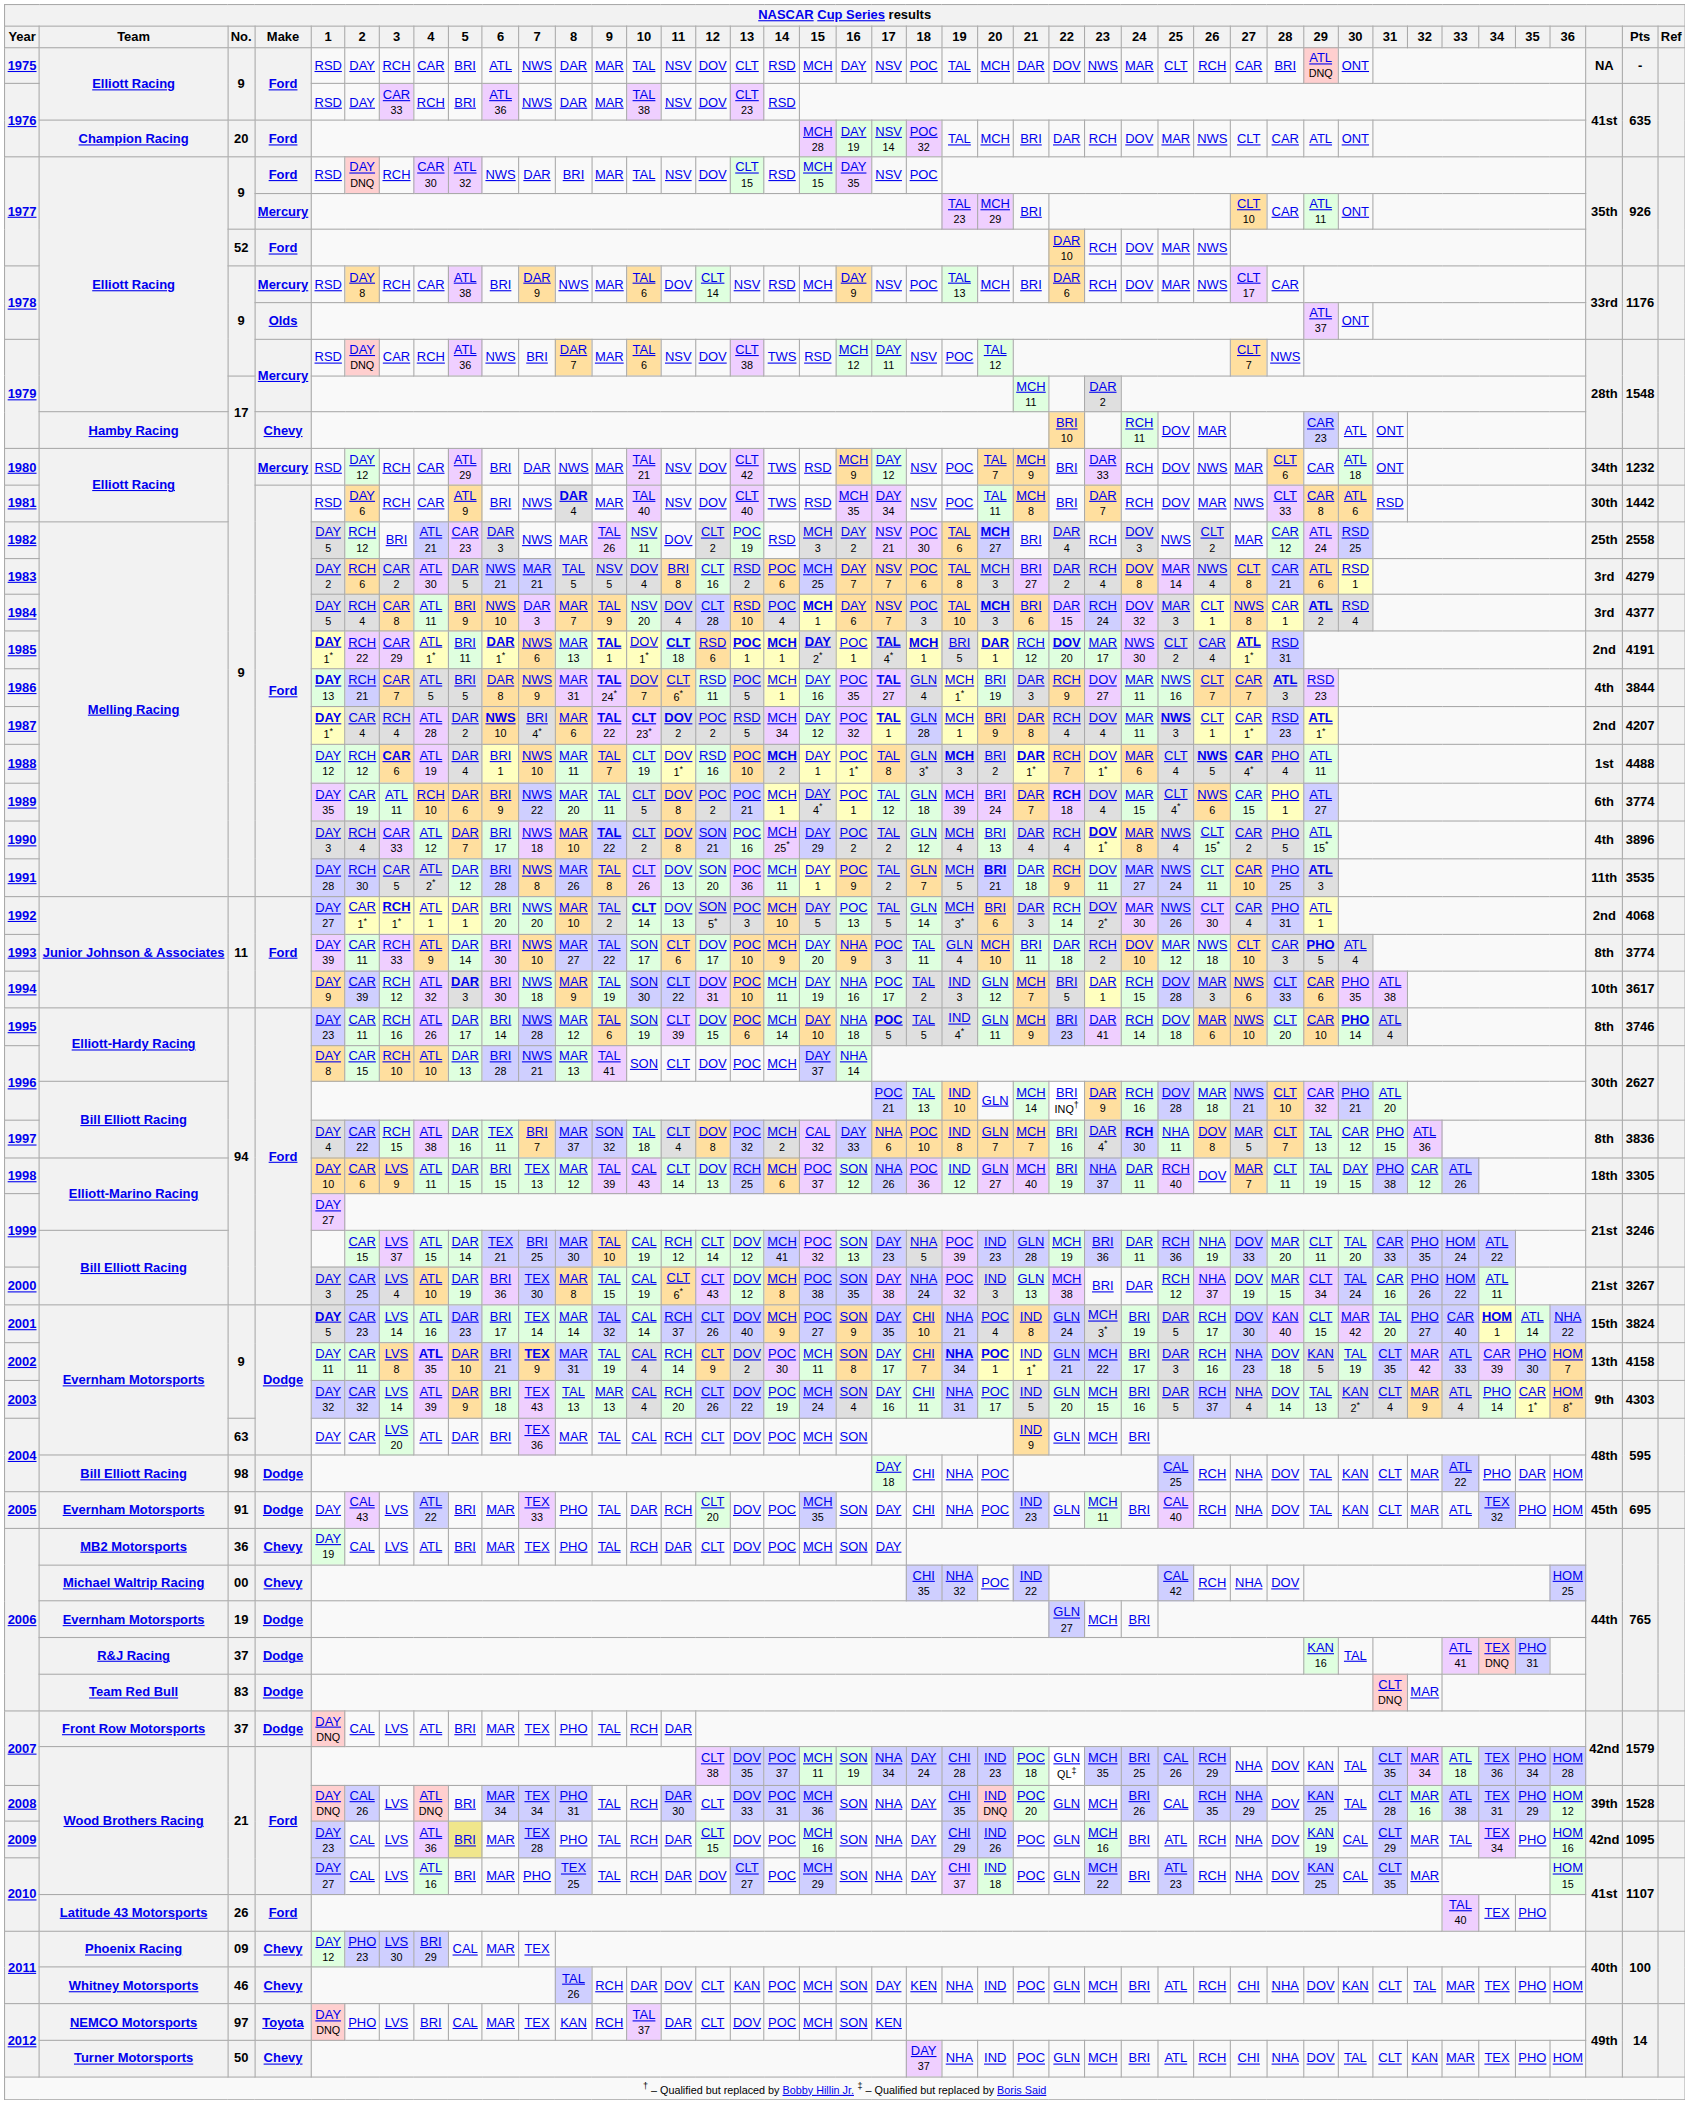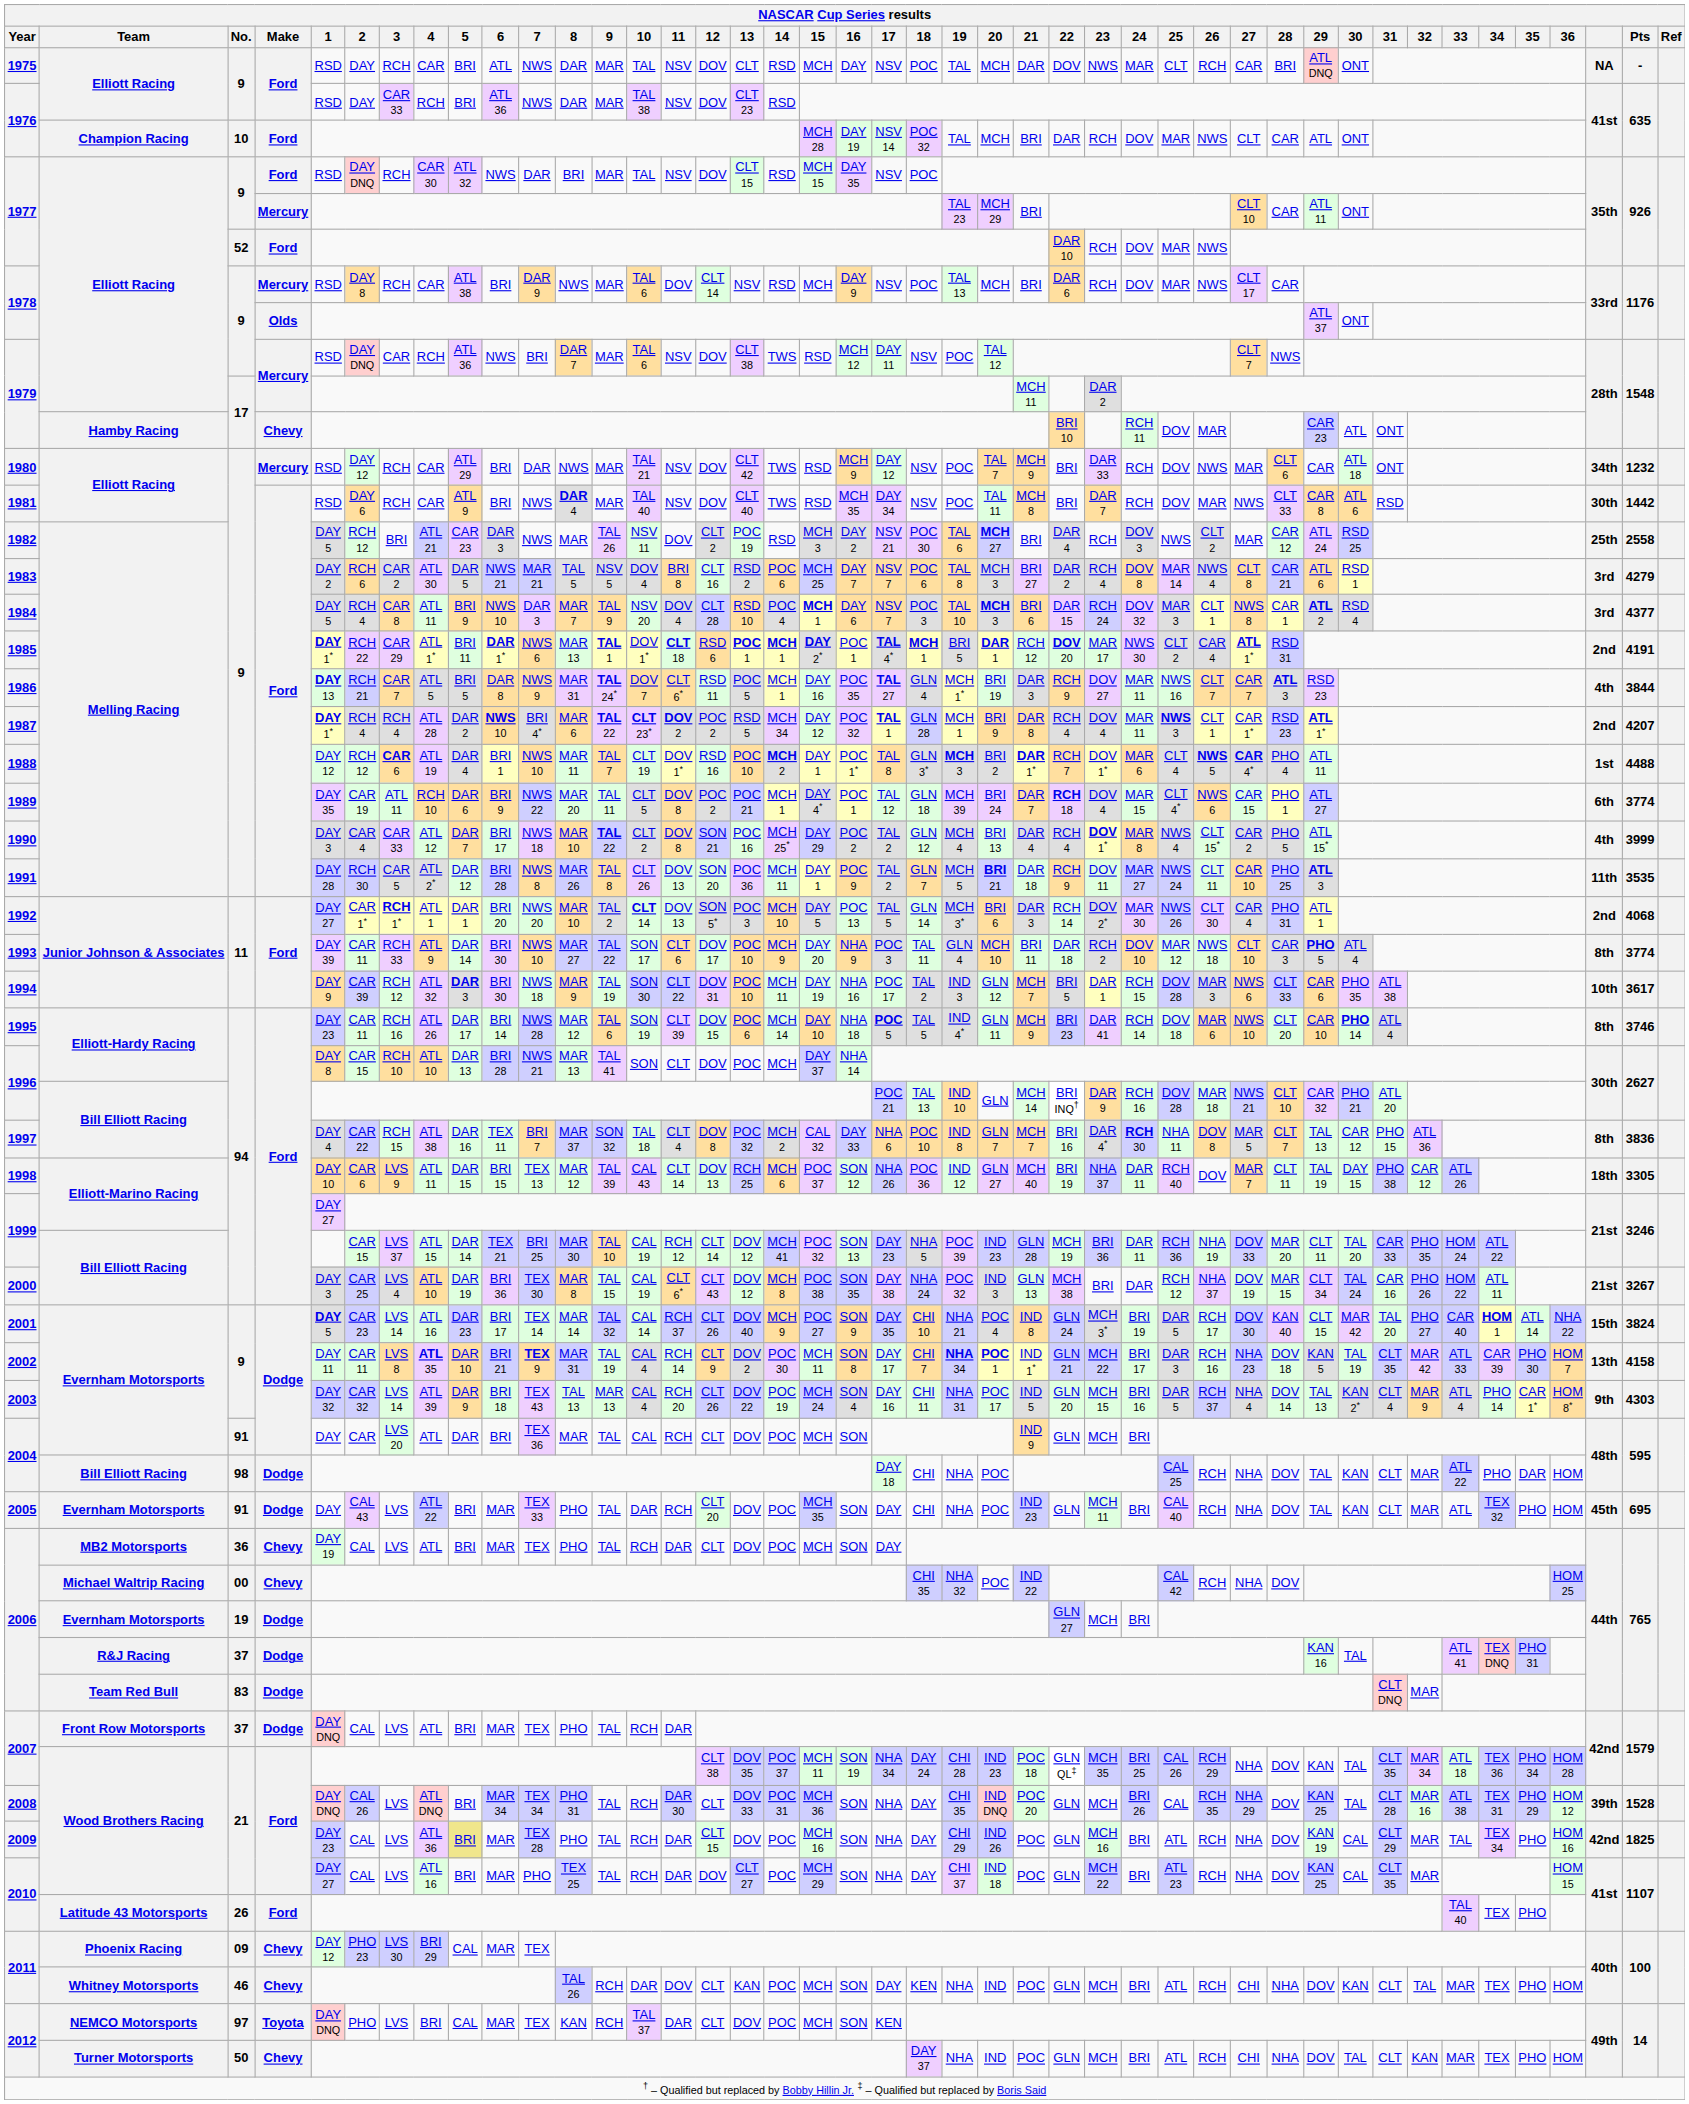(241, 138) 20 -> (241, 138) 10
(362, 725) CAR 4 -> (362, 725) RCH 4
(362, 839) RCH 4 -> (362, 839) CAR 4
(1640, 840) 3896 -> (1640, 840) 3999
(241, 1437) 63 -> (241, 1437) 91
(1640, 1840) 1095 -> (1640, 1840) 1825
